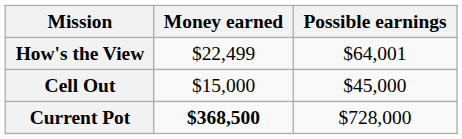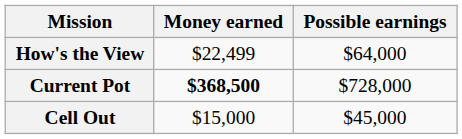(375, 53) $64,001 -> (375, 53) $64,000
rows swapped: (80, 85) <-> (80, 117)
